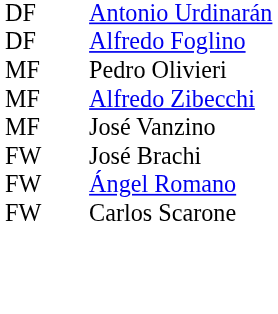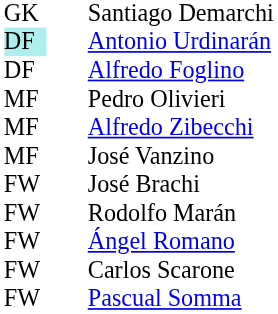+ row: (181, 12)
(21, 12) no background -> (19, 41) paleturquoise background
+ row: (162, 212)
+ row: (165, 298)
